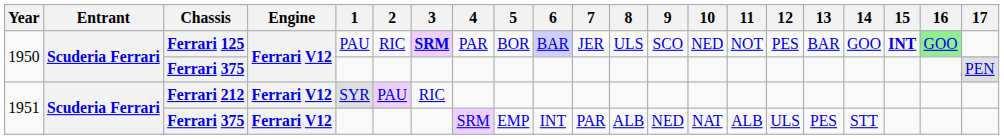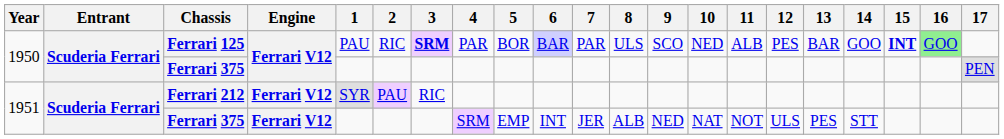(591, 43) JER -> (591, 43) PAR
(747, 43) NOT -> (747, 43) ALB
(591, 121) PAR -> (591, 121) JER
(747, 121) ALB -> (747, 121) NOT
